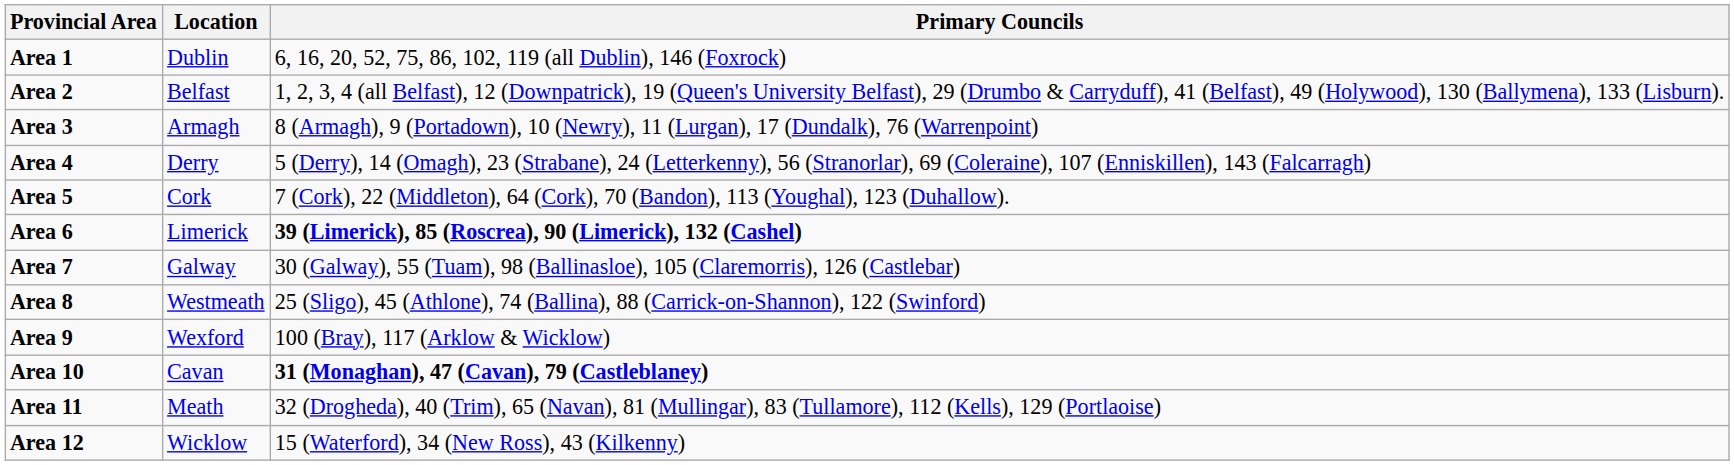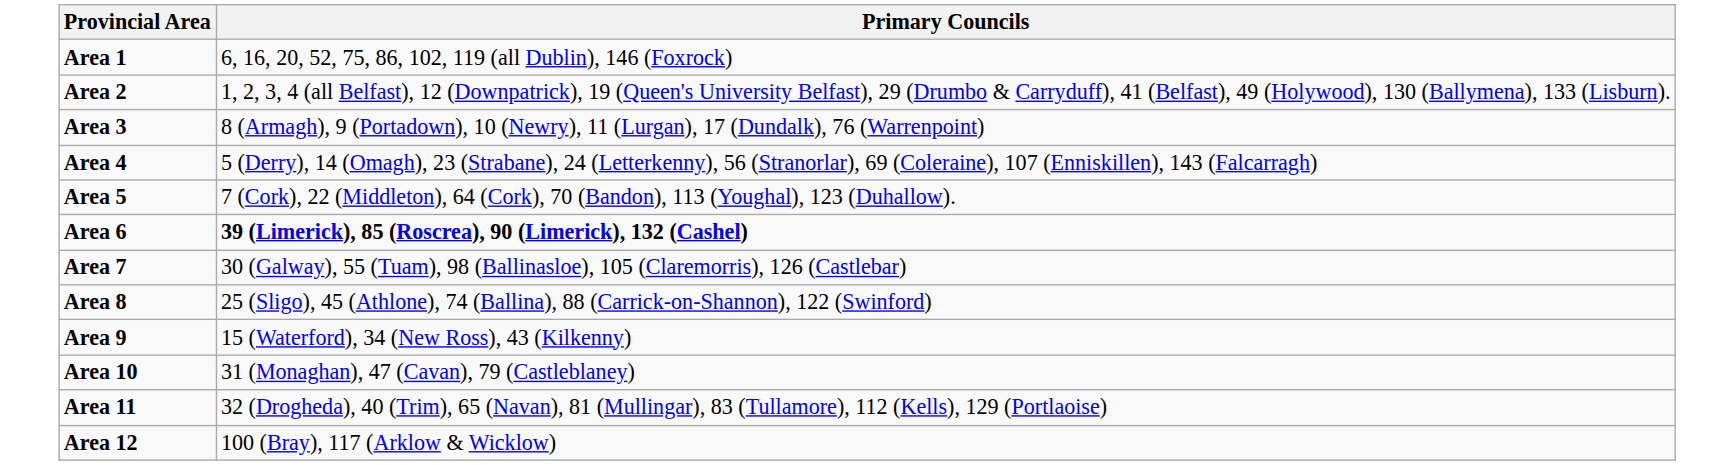- column: (216, 22)
(442, 337) 100 (Bray), 117 (Arklow & Wicklow) -> (426, 337) 15 (Waterford), 34 (New Ross), 43 (Kilkenny)
(492, 372) bold -> (428, 372) normal
(480, 442) 15 (Waterford), 34 (New Ross), 43 (Kilkenny) -> (389, 442) 100 (Bray), 117 (Arklow & Wicklow)
